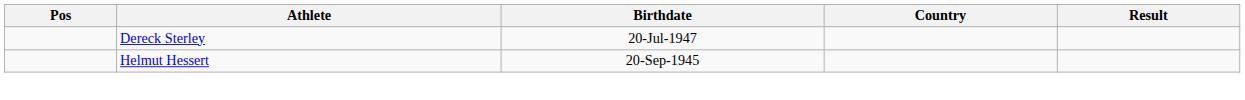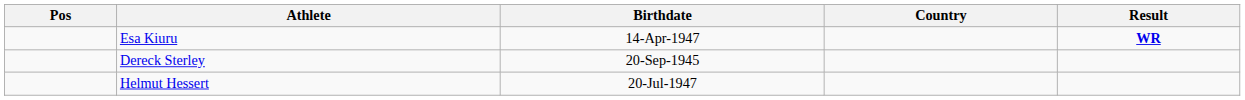+ row: (149, 38)
(663, 38) 20-Jul-1947 -> (662, 60) 20-Sep-1945
(663, 60) 20-Sep-1945 -> (662, 83) 20-Jul-1947
